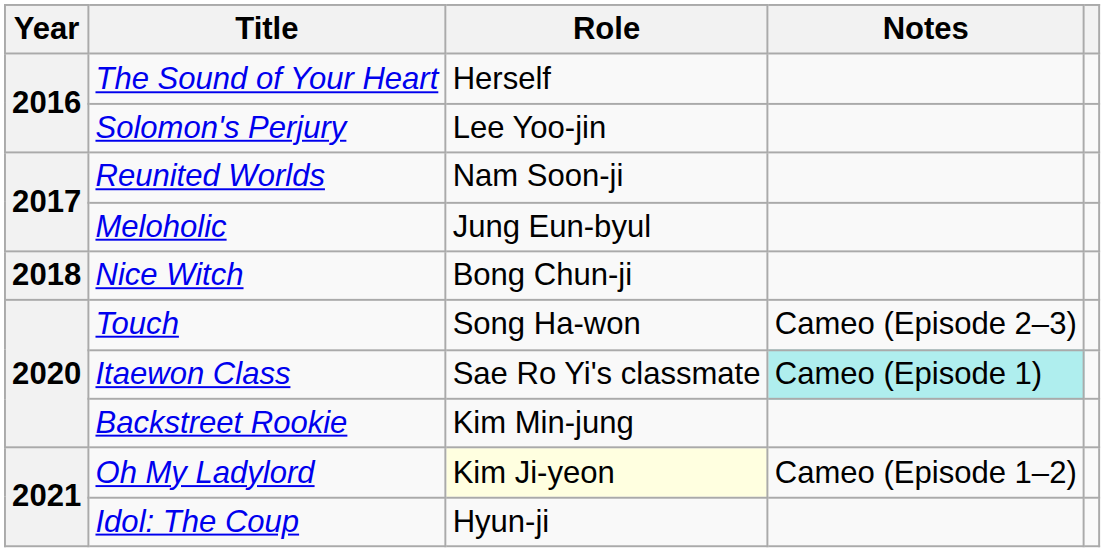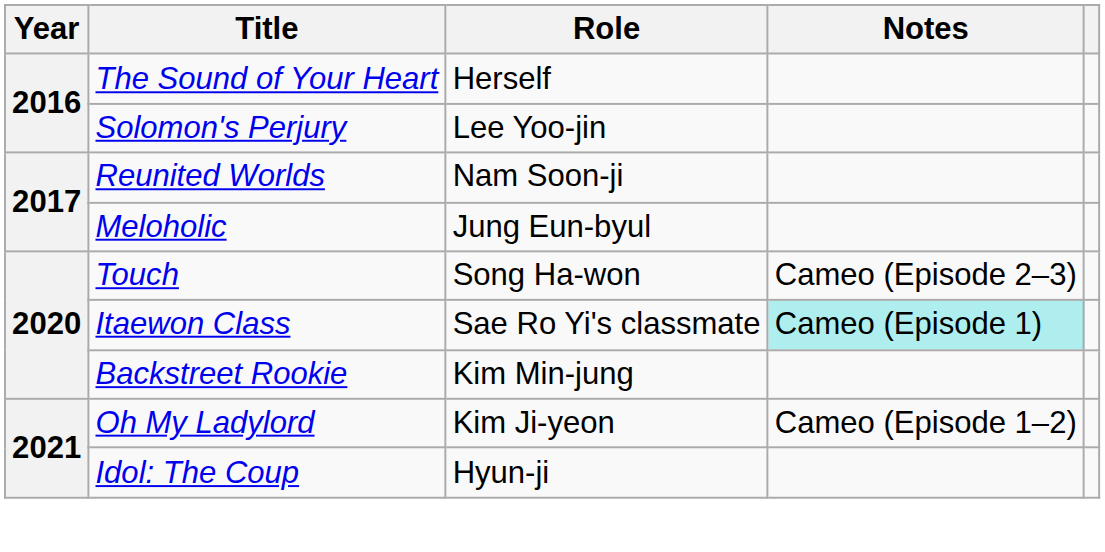- row: (170, 275)
(534, 472) lightyellow background -> (534, 422) no background
